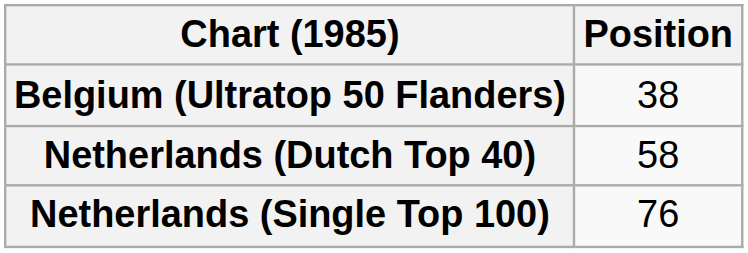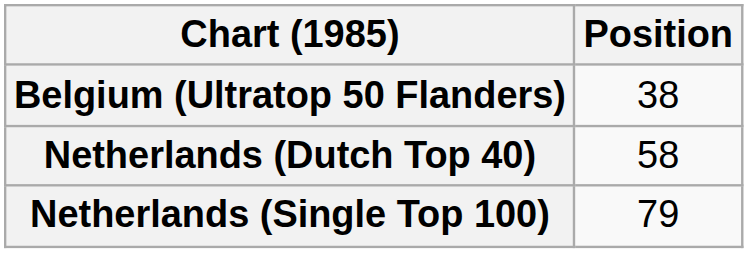(658, 214) 76 -> (658, 214) 79
